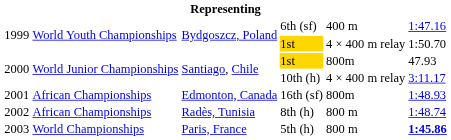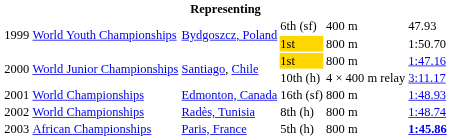(427, 26) 1:47.16 -> (422, 26) 47.93
(366, 43) 4 × 400 m relay -> (342, 43) 800 m
(340, 60) 800m -> (342, 60) 800 m
(422, 60) 47.93 -> (427, 60) 1:47.16
(92, 95) African Championships -> (88, 95) World Championships
(340, 95) 800m -> (342, 95) 800 m
(92, 112) African Championships -> (88, 112) World Championships
(88, 129) World Championships -> (92, 129) African Championships
